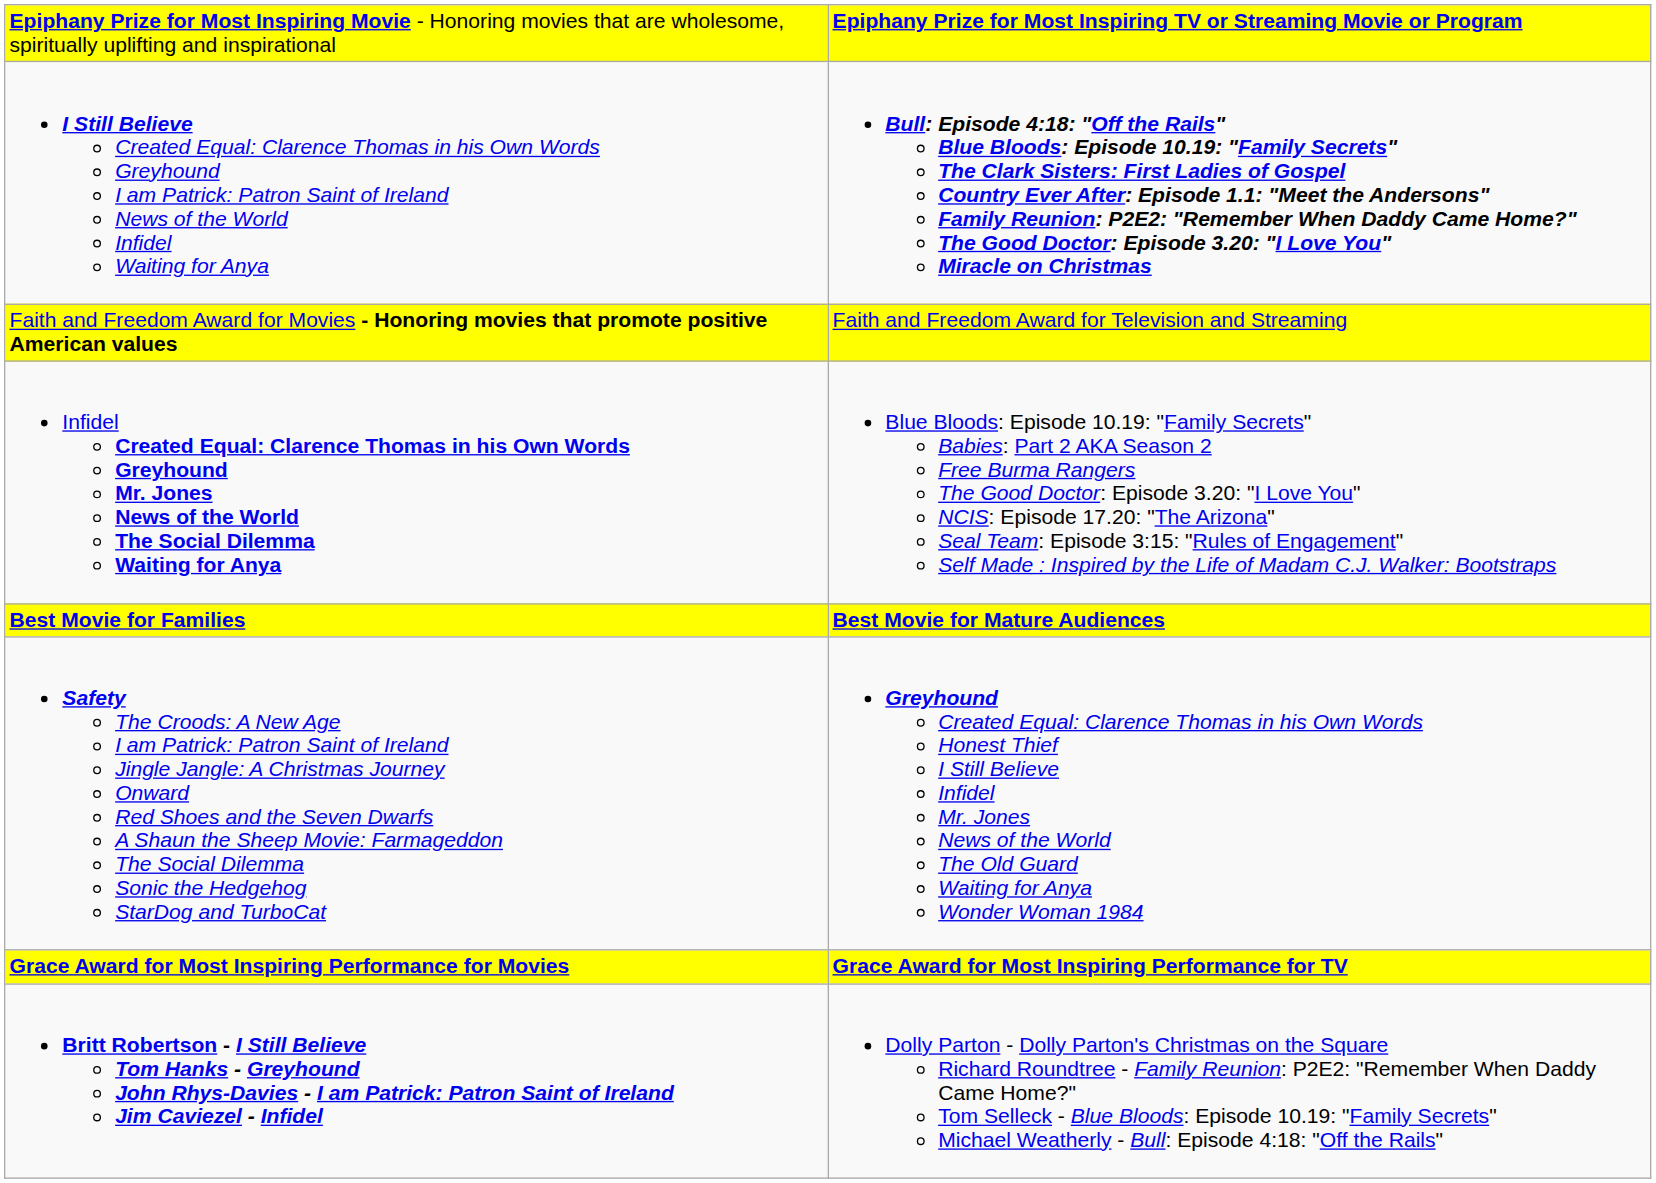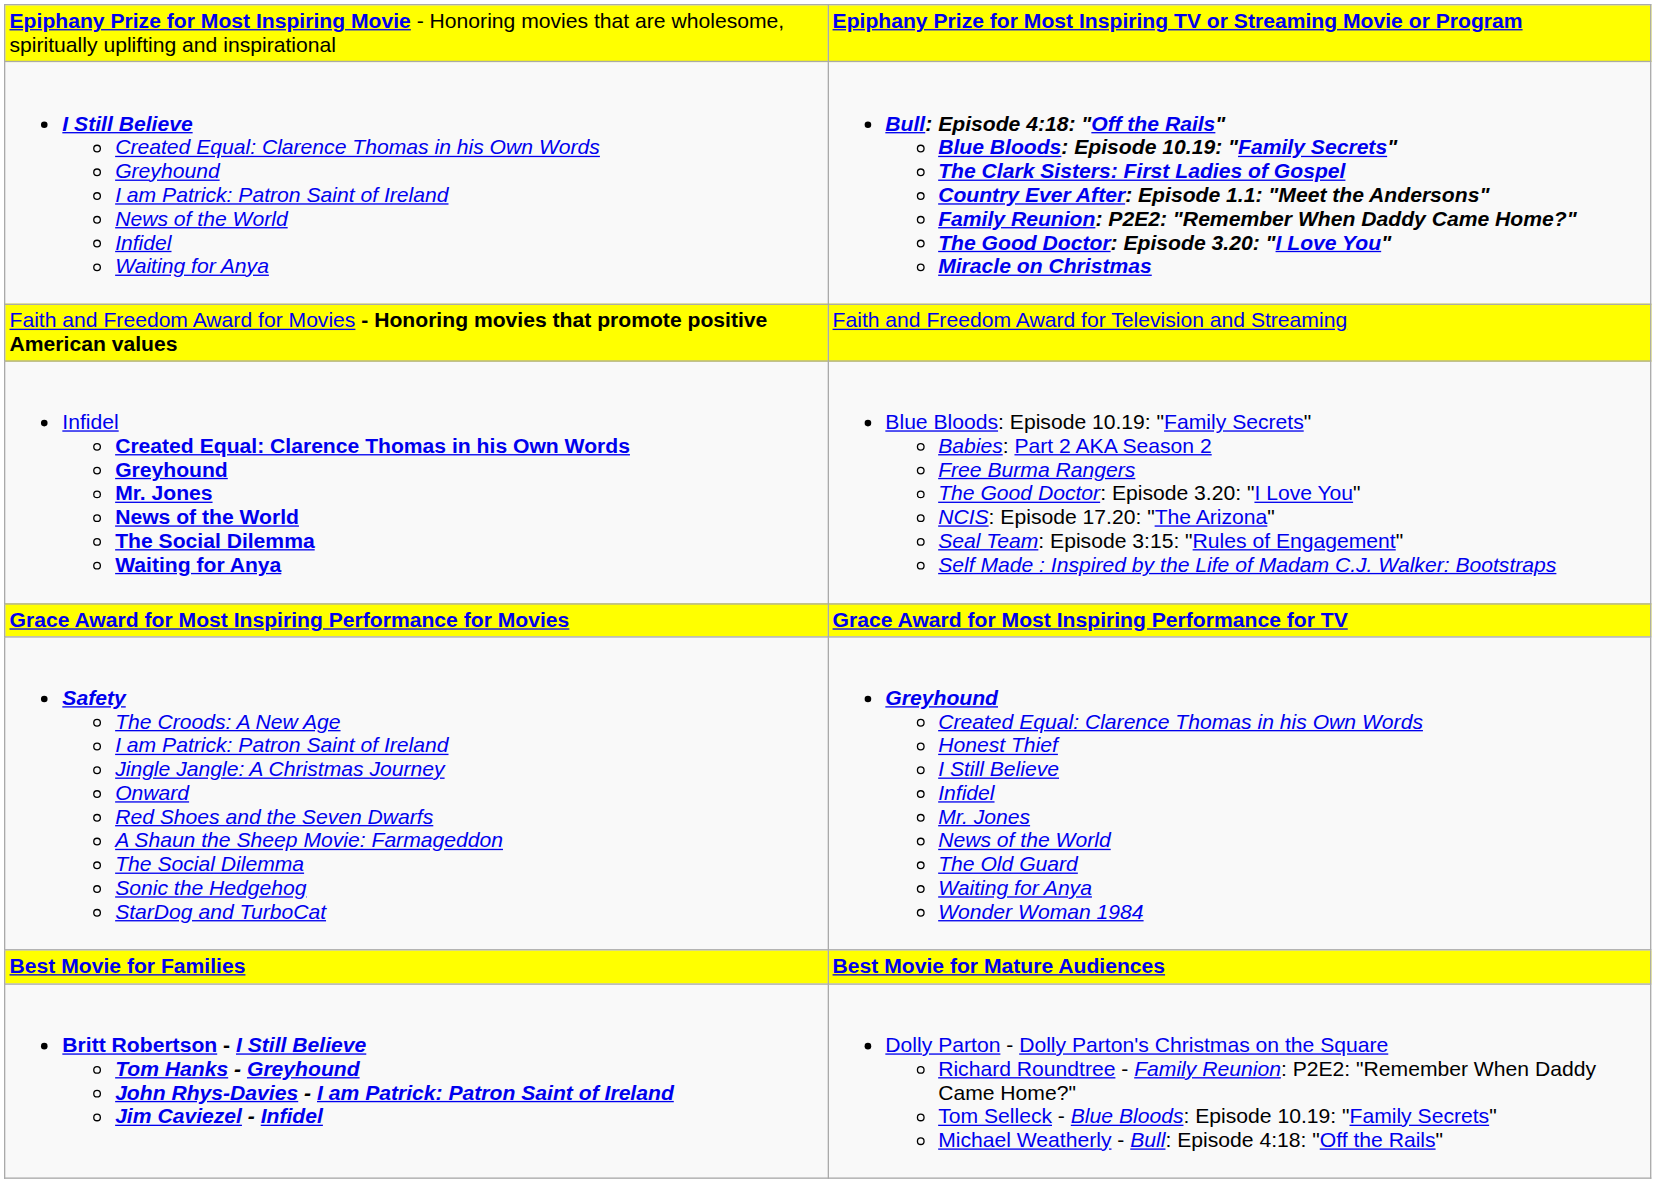rows swapped: (127, 619) <-> (289, 966)
